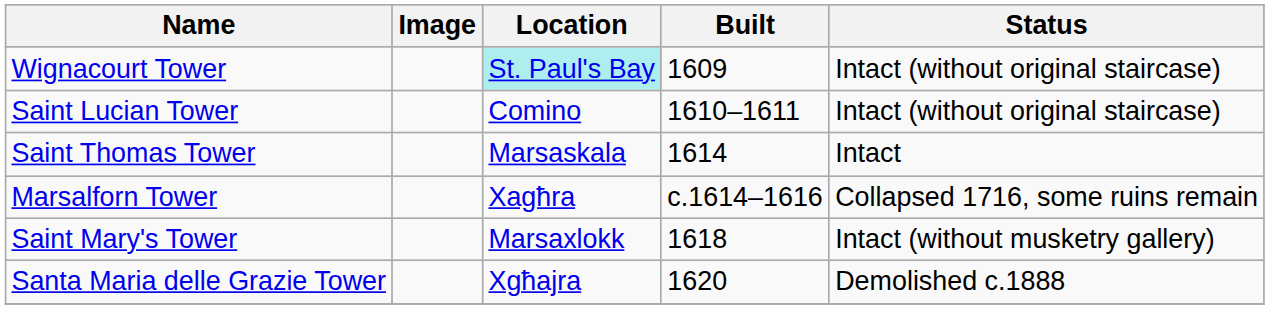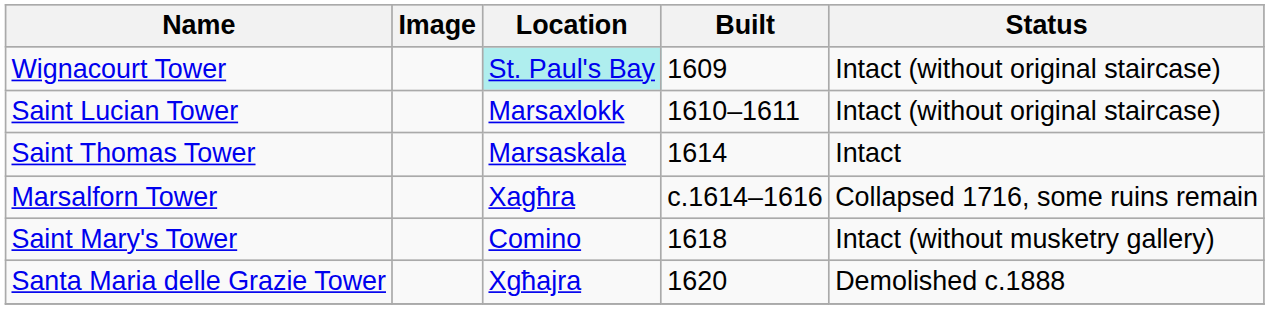(535, 111) Comino -> (556, 111) Marsaxlokk
(556, 238) Marsaxlokk -> (535, 238) Comino
